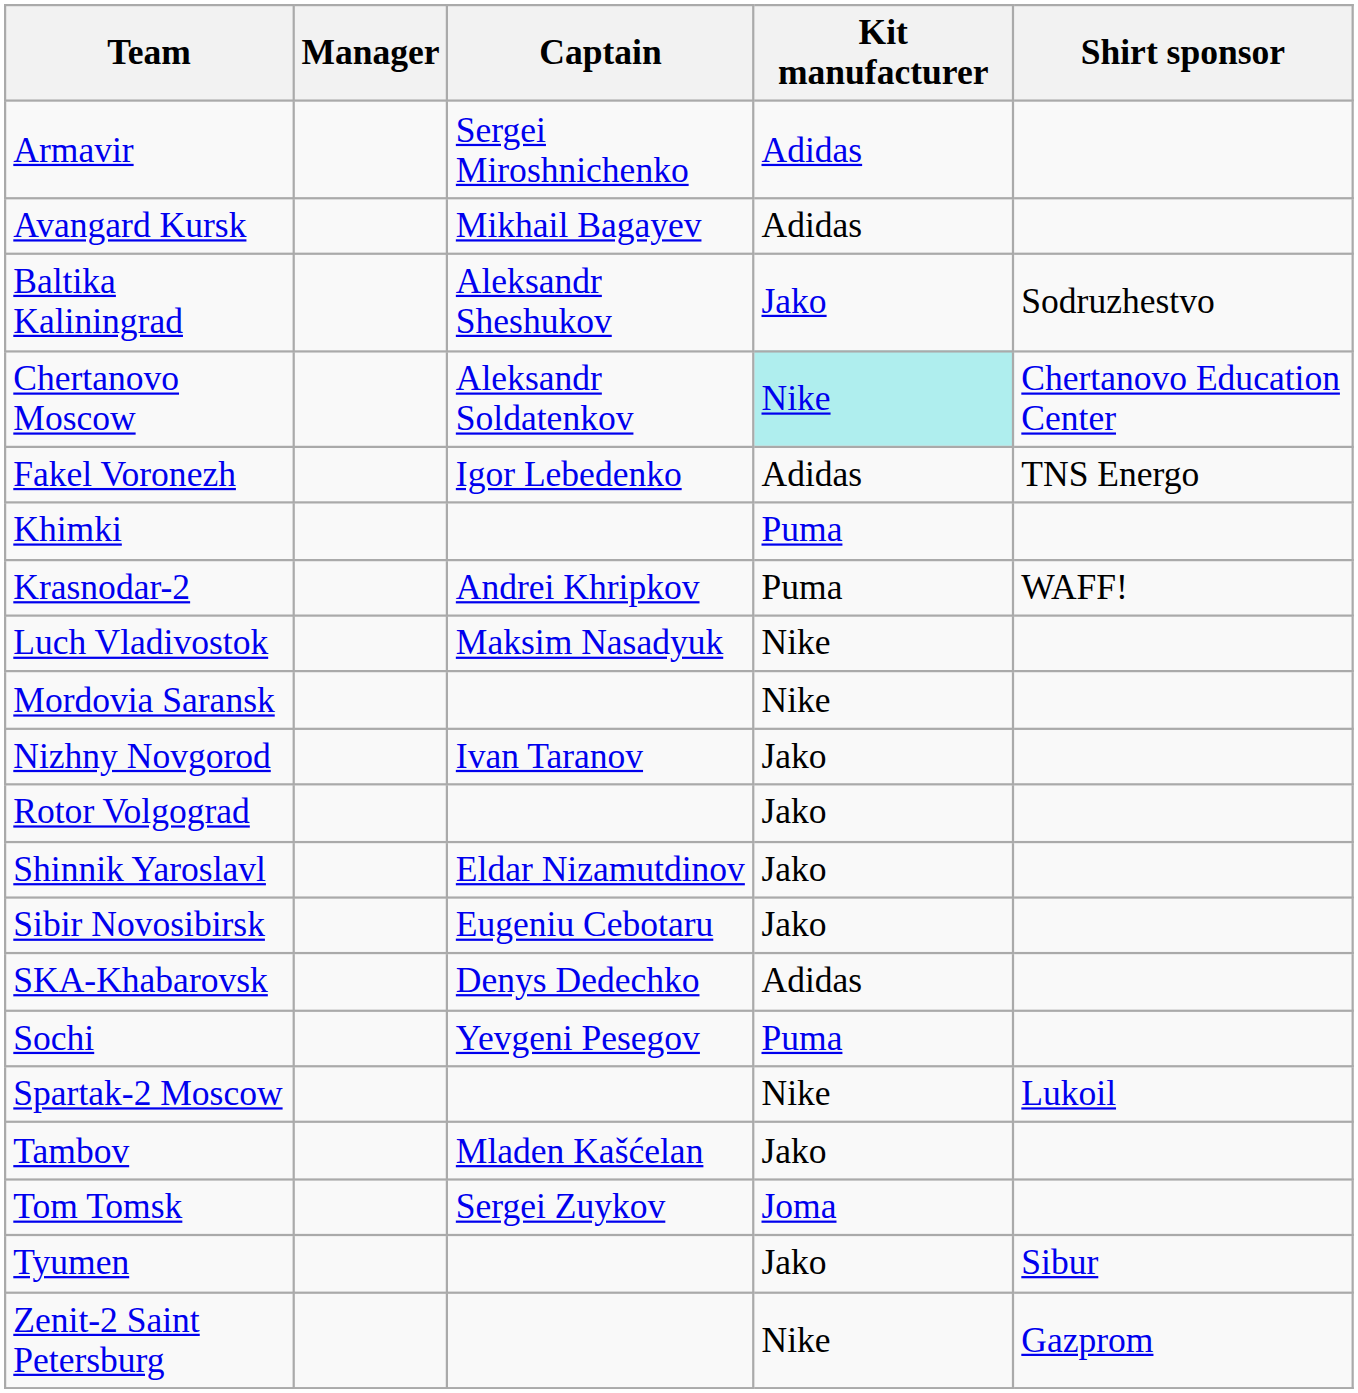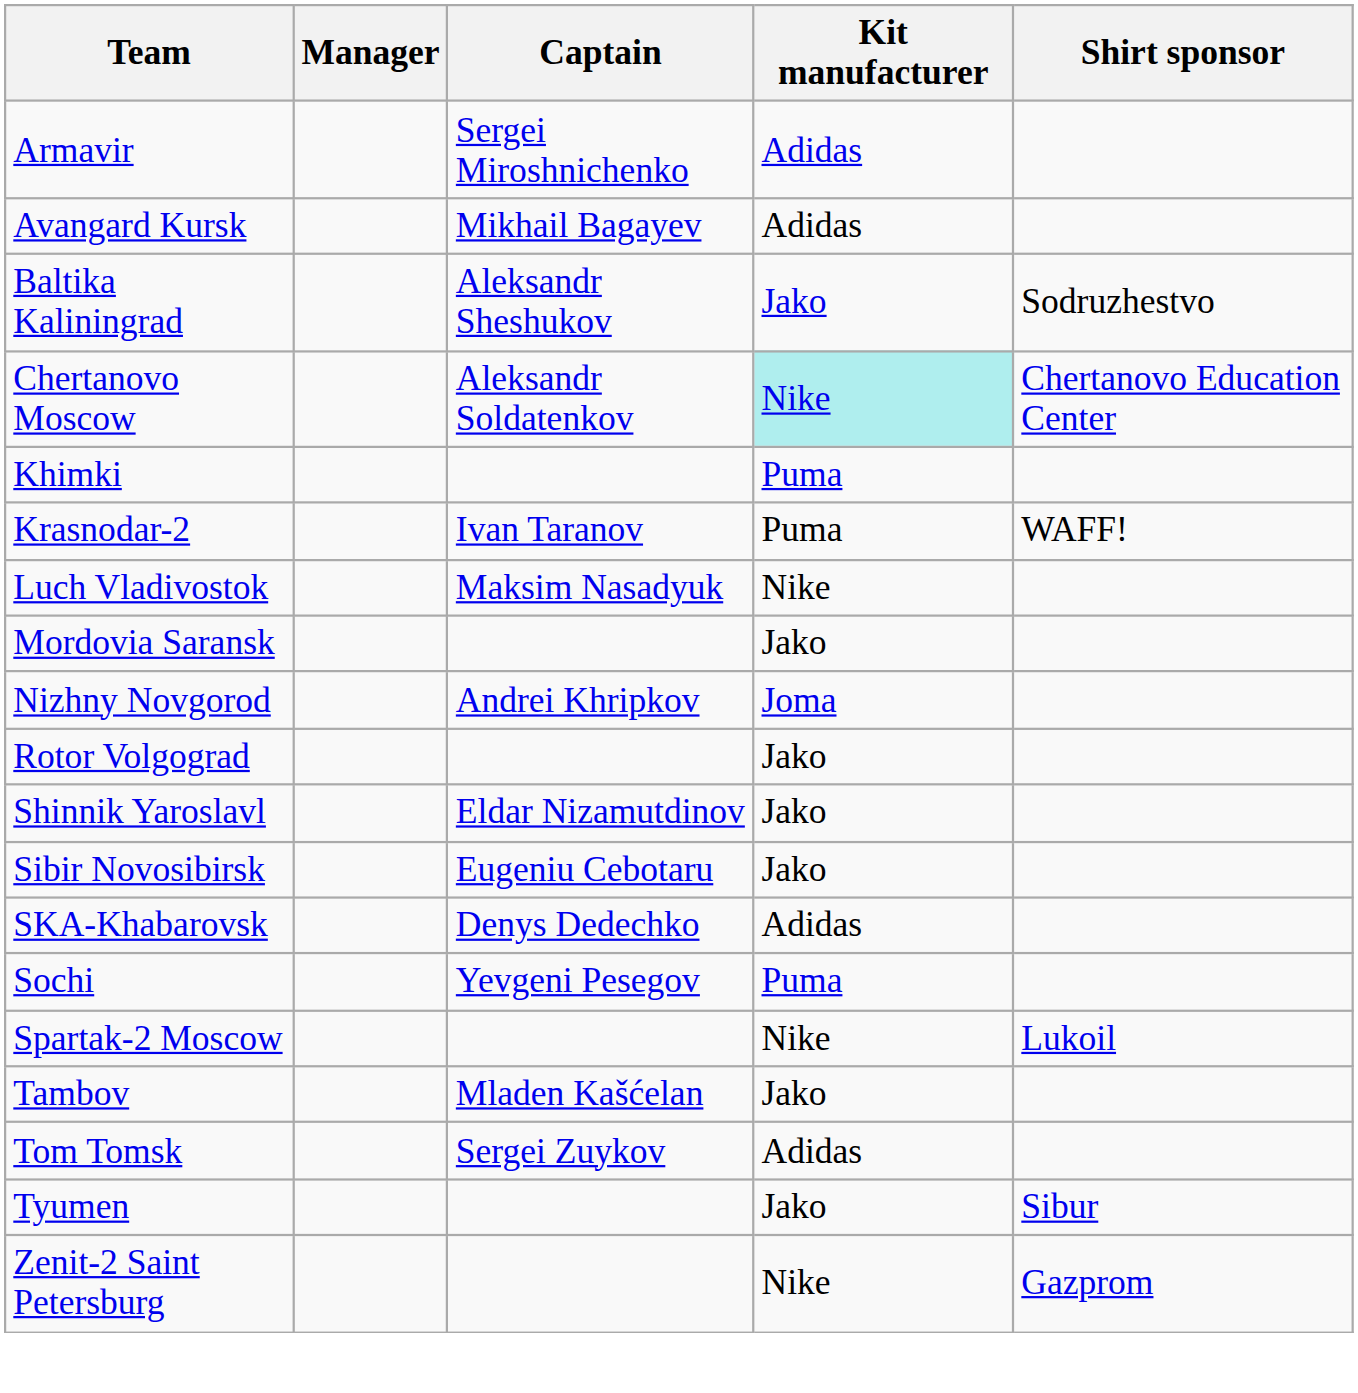- row: (125, 474)
(578, 586) Andrei Khripkov -> (549, 530) Ivan Taranov
(796, 699) Nike -> (794, 643) Jako
(549, 755) Ivan Taranov -> (578, 699) Andrei Khripkov
(794, 755) Jako -> (799, 699) Joma
(799, 1206) Joma -> (812, 1150) Adidas
